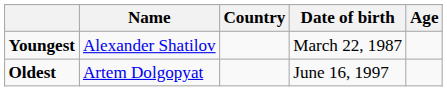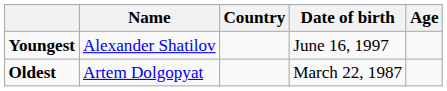(348, 45) March 22, 1987 -> (341, 45) June 16, 1997
(341, 72) June 16, 1997 -> (348, 72) March 22, 1987
